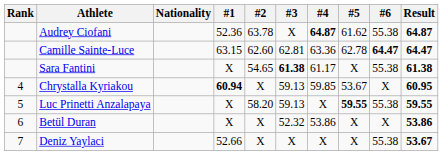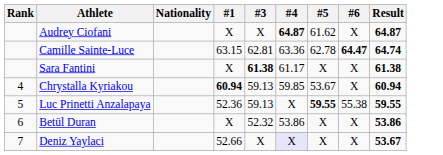- column: (260, 13)
(229, 31) 52.36 -> (229, 31) X
(385, 31) 55.38 -> (354, 31) X
(419, 50) 64.47 -> (388, 50) 64.74
(385, 68) 55.38 -> (354, 68) X
(419, 86) 60.95 -> (388, 86) 60.94
(229, 104) X -> (229, 104) 52.36
(323, 141) no background -> (292, 141) lavender background
(385, 141) 55.38 -> (354, 141) X
